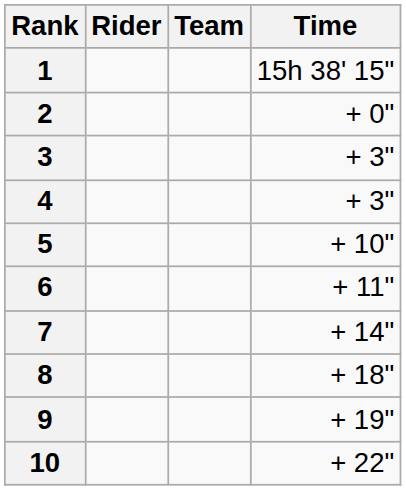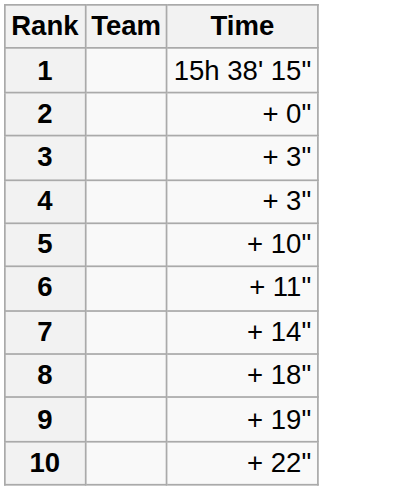- column: (126, 26)
